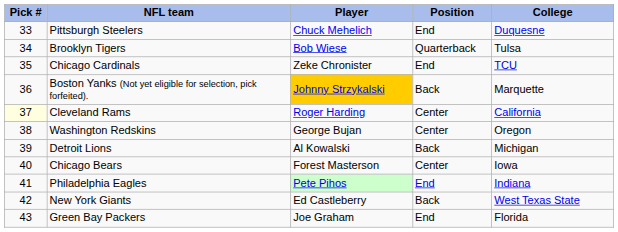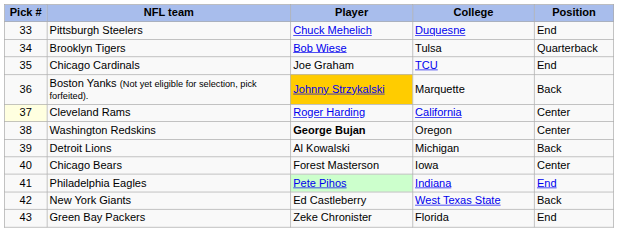columns swapped: (452, 13) <-> (553, 13)
(332, 65) Zeke Chronister -> (324, 65) Joe Graham
(327, 130) normal -> (329, 130) bold
(324, 218) Joe Graham -> (332, 218) Zeke Chronister
